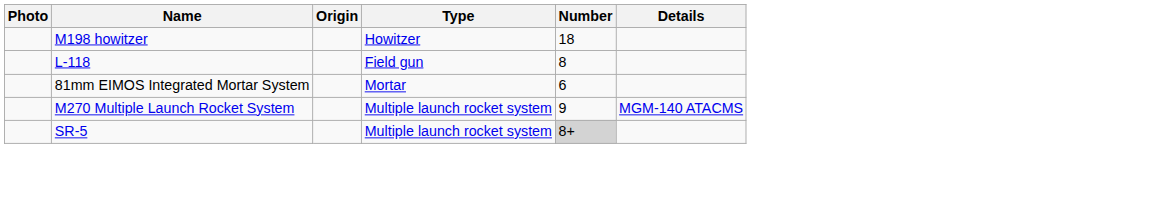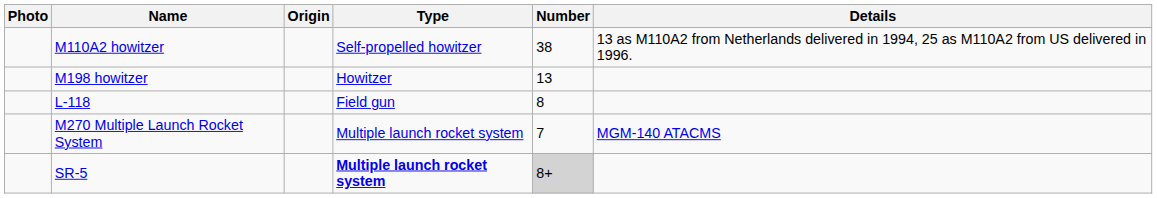+ row: (109, 47)
(567, 38) 18 -> (544, 78) 13
- row: (182, 85)
(563, 108) 9 -> (540, 133) 7
(458, 131) normal -> (412, 172) bold
